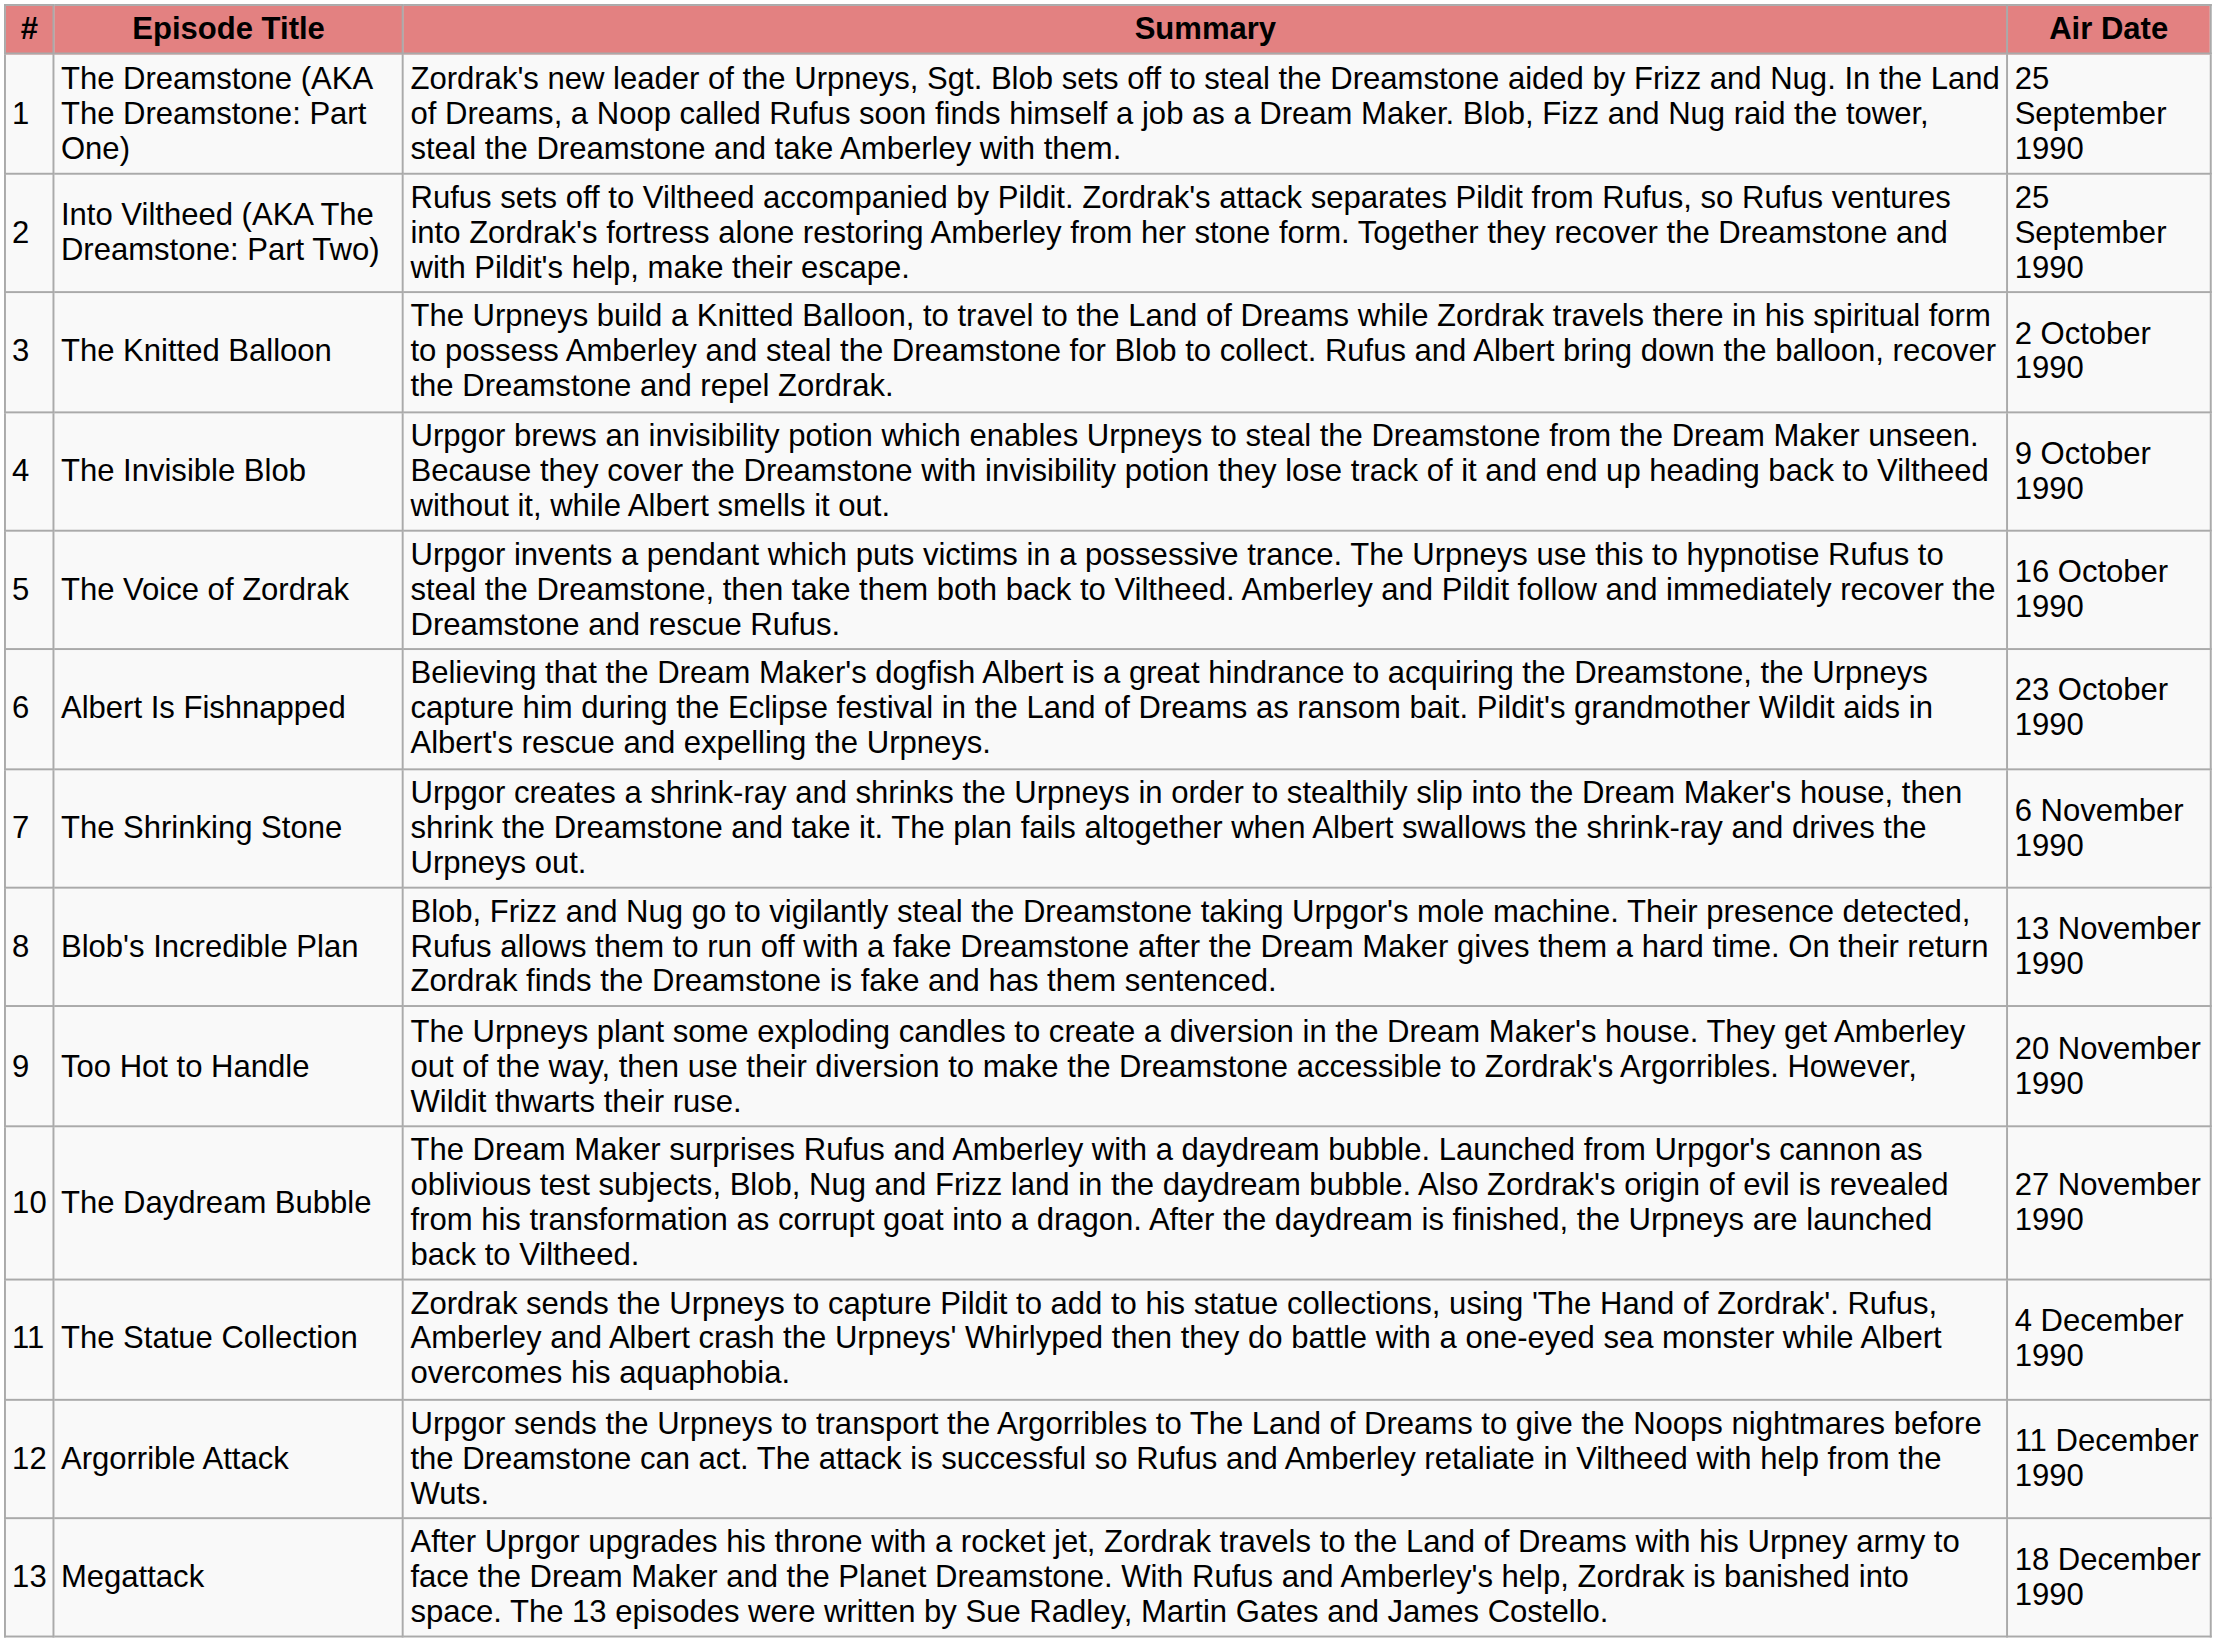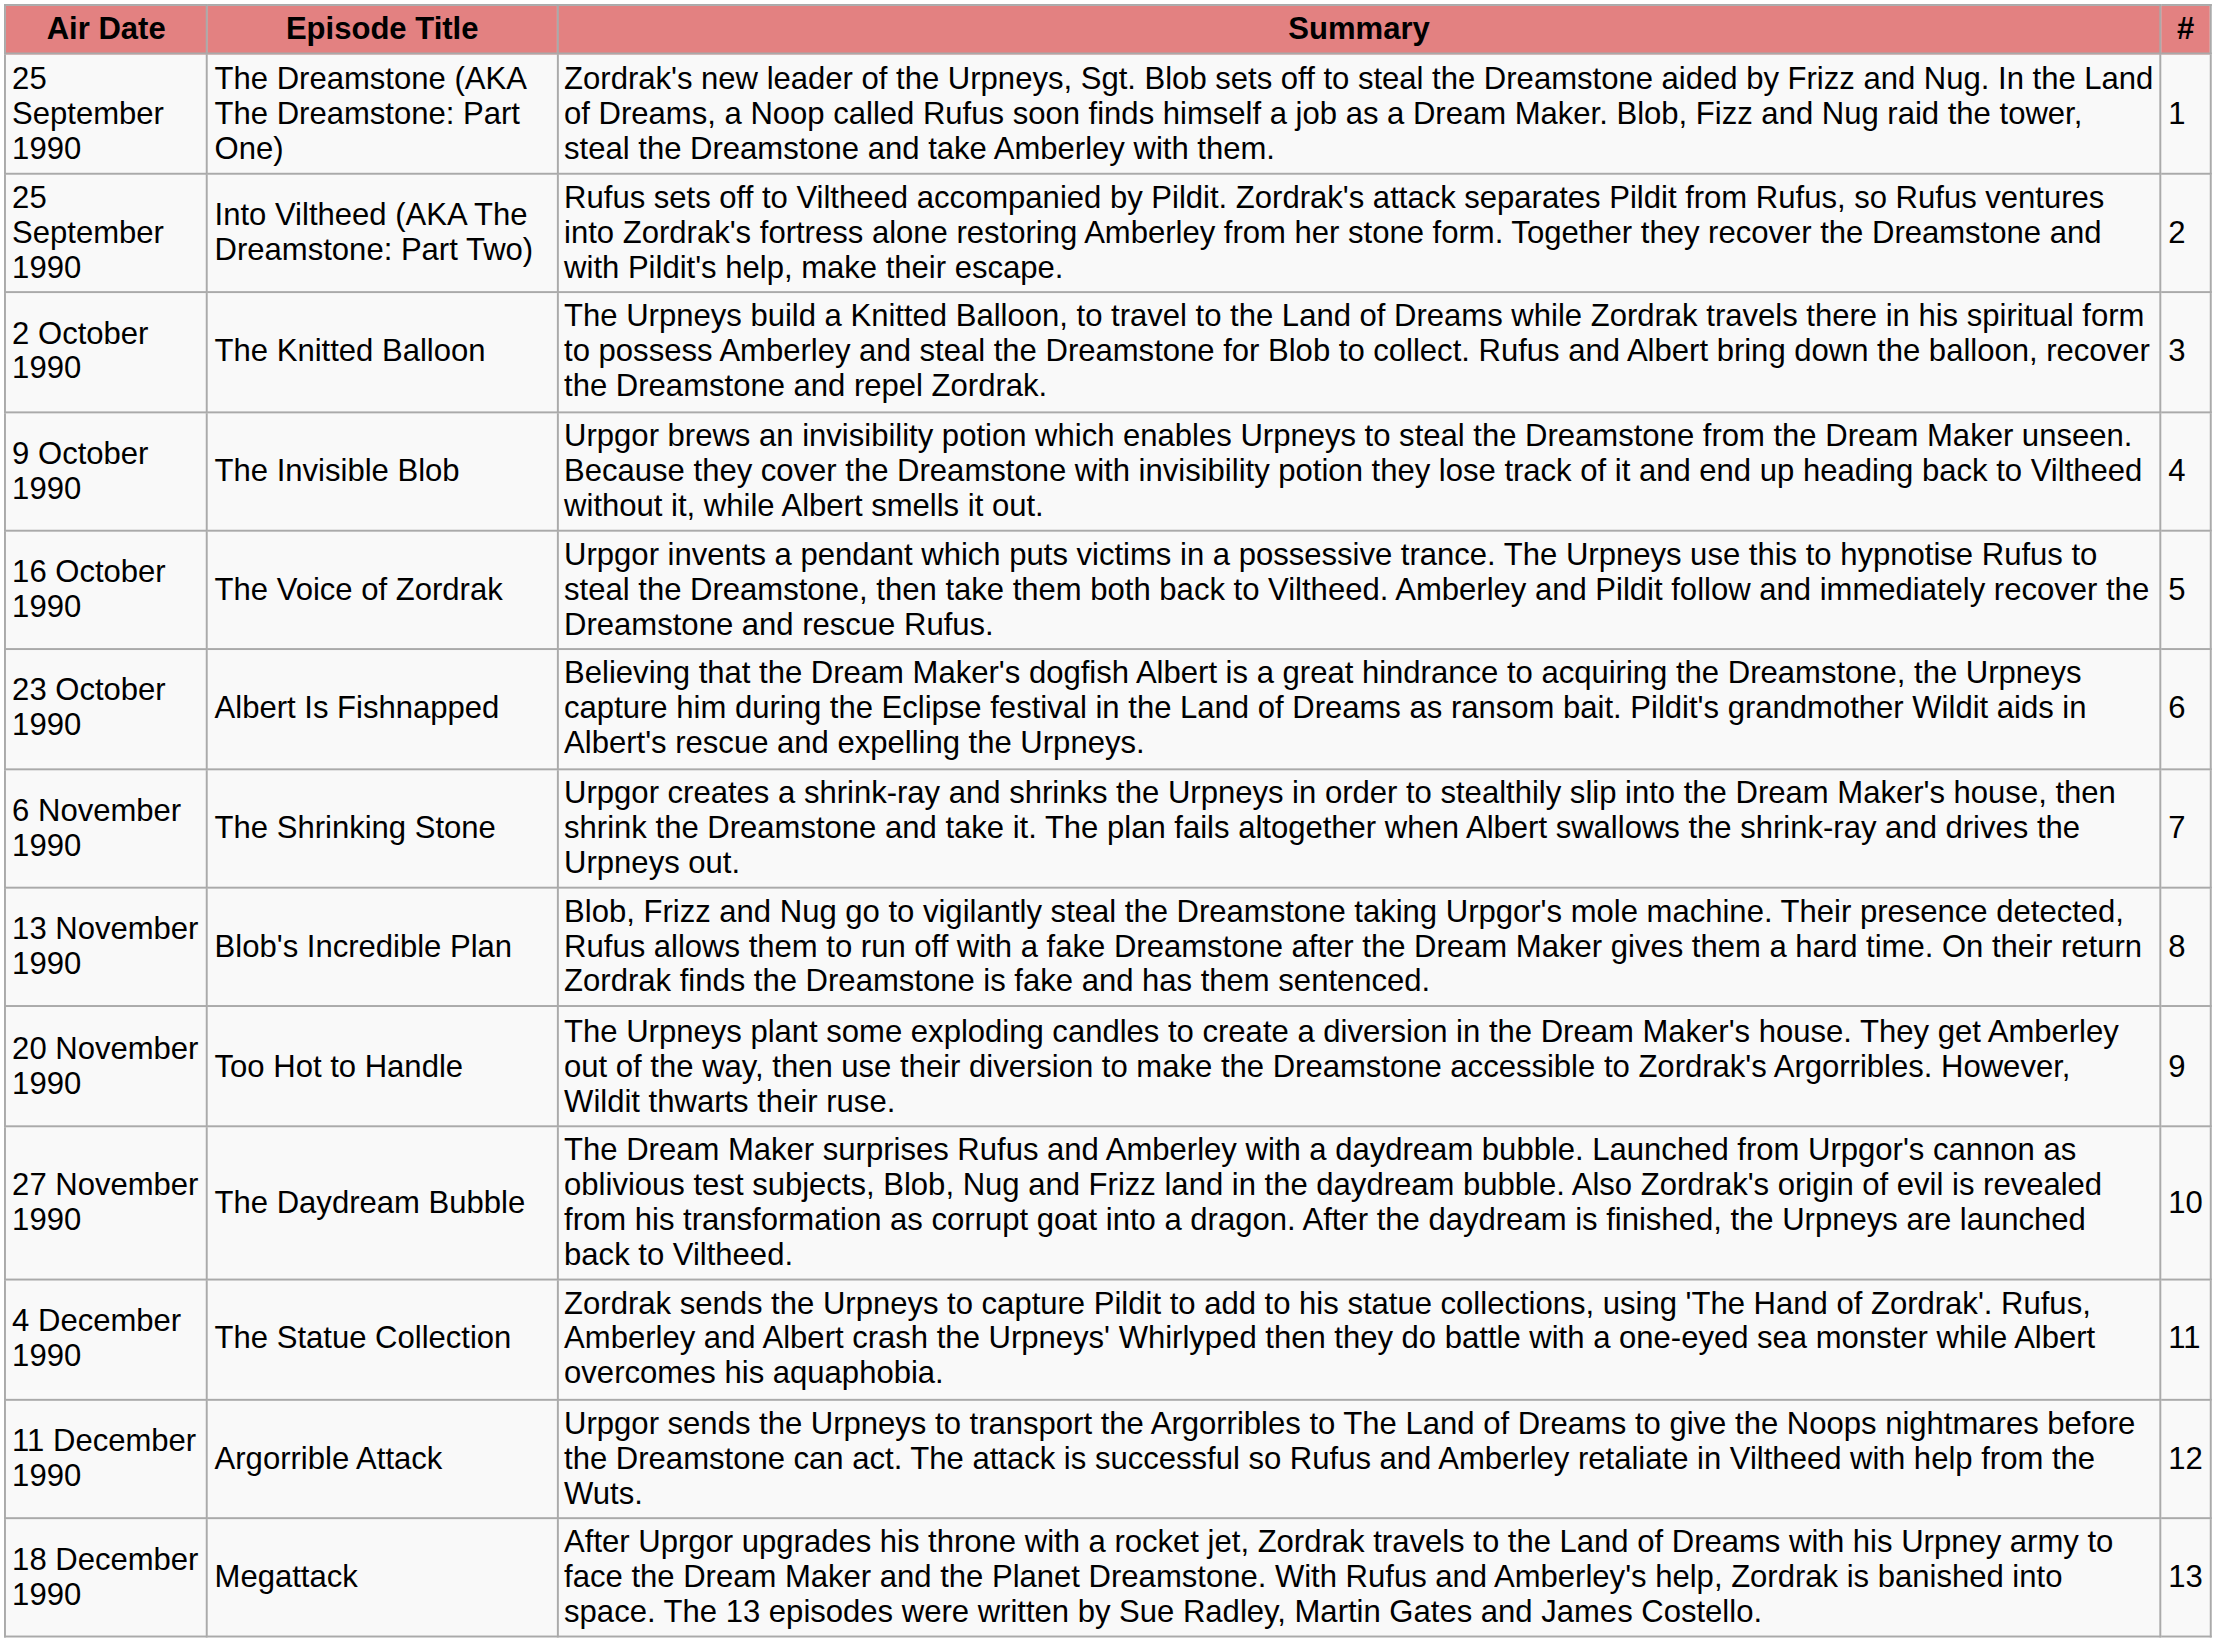columns swapped: (29, 29) <-> (2109, 29)
